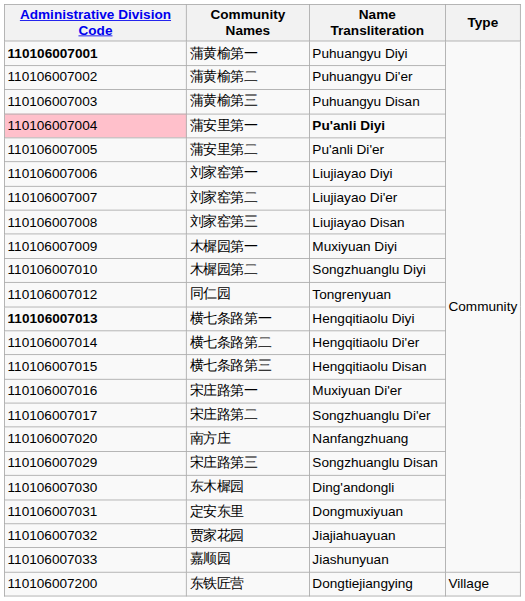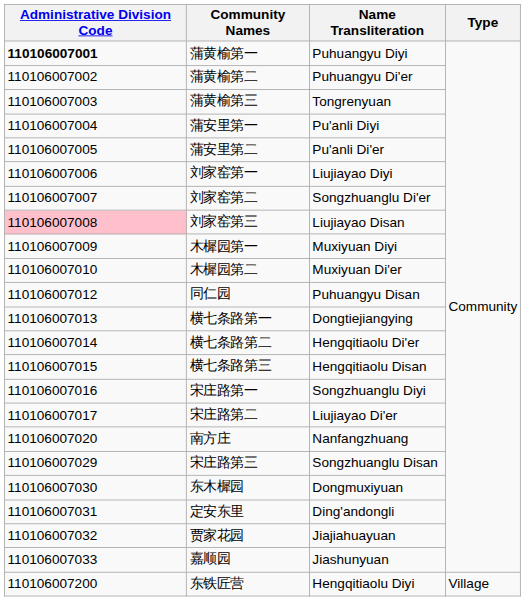(366, 101) Puhuangyu Disan -> (352, 101) Tongrenyuan
(52, 125) pink background -> (52, 125) no background
(349, 125) bold -> (346, 125) normal
(355, 198) Liujiayao Di'er -> (372, 198) Songzhuanglu Di'er
(52, 222) no background -> (52, 222) pink background
(369, 270) Songzhuanglu Diyi -> (357, 270) Muxiyuan Di'er
(352, 294) Tongrenyuan -> (366, 294) Puhuangyu Disan
(53, 318) bold -> (52, 318) normal
(363, 318) Hengqitiaolu Diyi -> (363, 318) Dongtiejiangying
(357, 391) Muxiyuan Di'er -> (369, 391) Songzhuanglu Diyi
(372, 415) Songzhuanglu Di'er -> (355, 415) Liujiayao Di'er
(353, 487) Ding'andongli -> (358, 487) Dongmuxiyuan
(358, 511) Dongmuxiyuan -> (353, 511) Ding'andongli
(363, 584) Dongtiejiangying -> (363, 584) Hengqitiaolu Diyi
